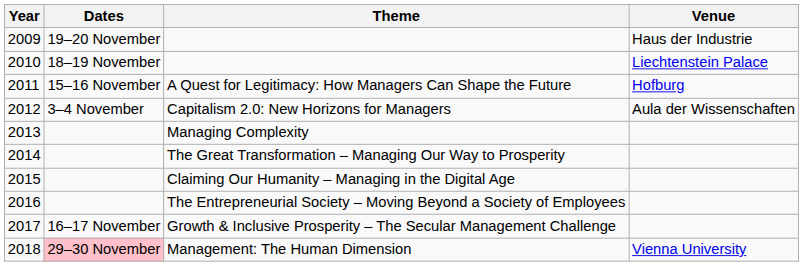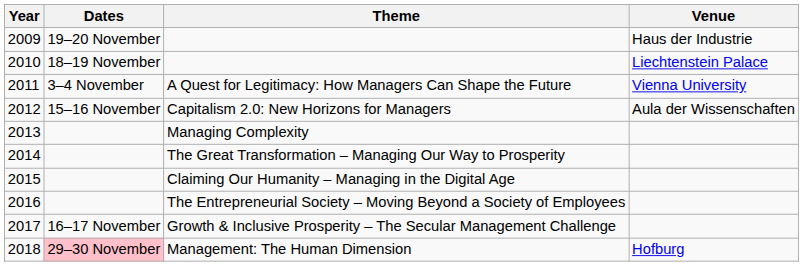(104, 86) 15–16 November -> (96, 86) 3–4 November
(658, 86) Hofburg -> (689, 86) Vienna University
(96, 109) 3–4 November -> (104, 109) 15–16 November
(689, 249) Vienna University -> (658, 249) Hofburg
